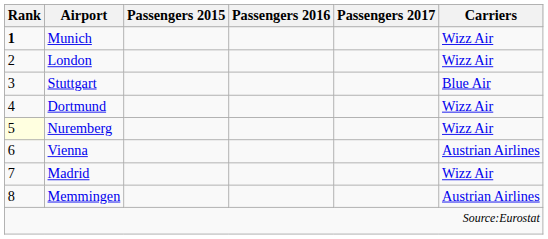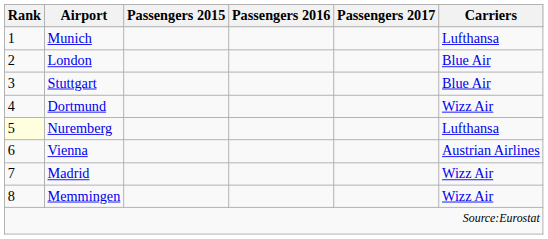(11, 38) bold -> (11, 38) normal
(468, 38) Wizz Air -> (470, 38) Lufthansa
(468, 60) Wizz Air -> (466, 60) Blue Air
(468, 128) Wizz Air -> (470, 128) Lufthansa
(491, 196) Austrian Airlines -> (468, 196) Wizz Air
